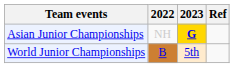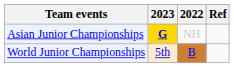columns swapped: (163, 14) <-> (192, 14)
